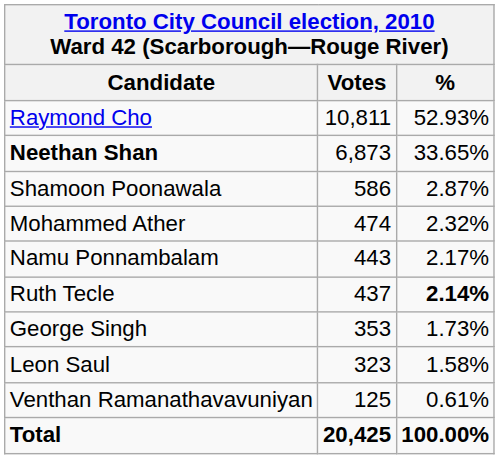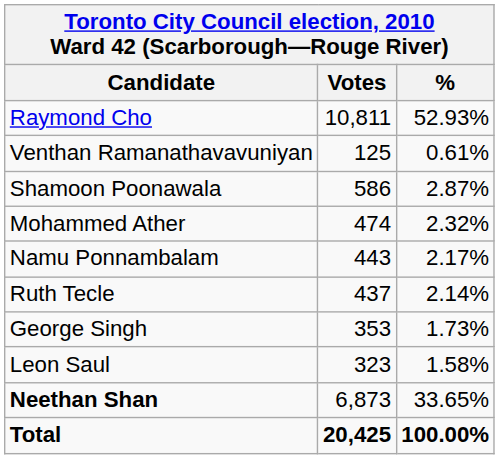rows swapped: (84, 152) <-> (161, 399)
(458, 294) bold -> (458, 294) normal
